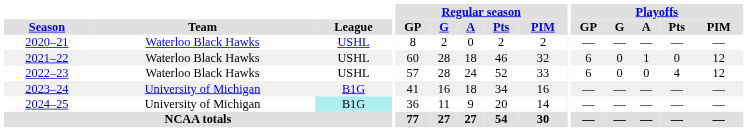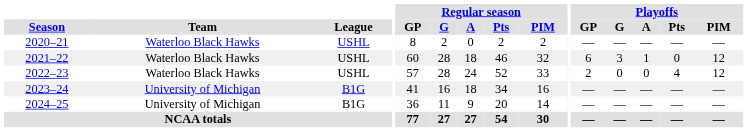(620, 58) 0 -> (620, 58) 3
(588, 73) 6 -> (588, 73) 2
(354, 104) paleturquoise background -> (354, 104) no background
